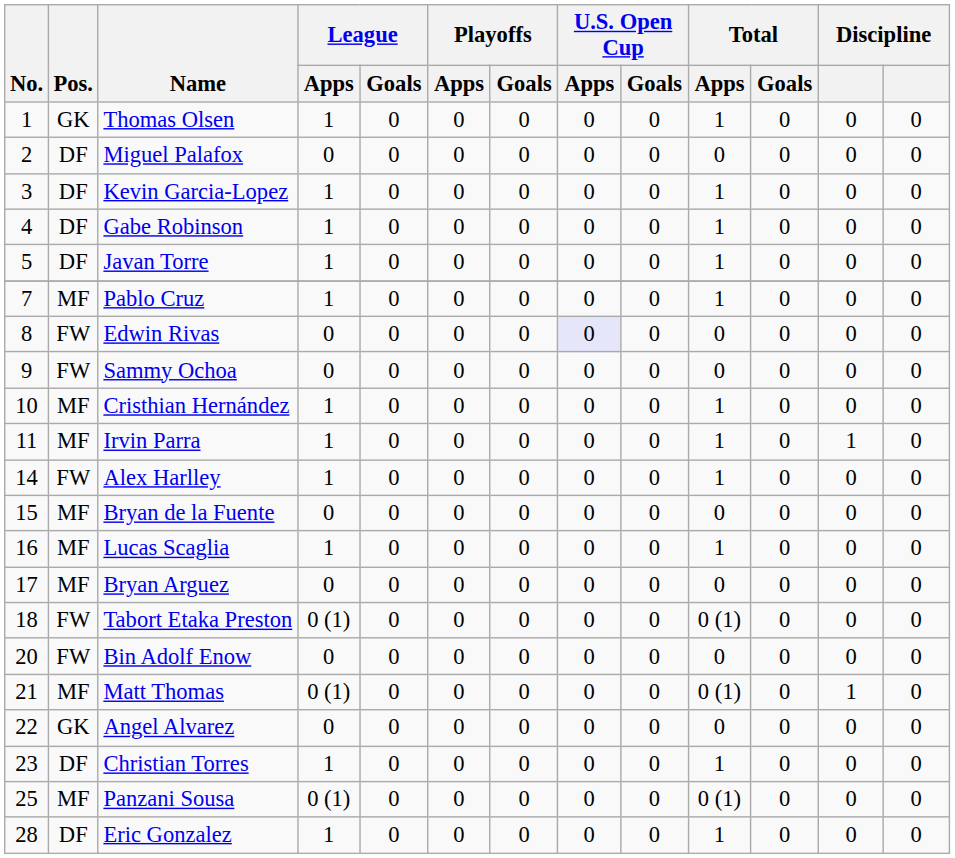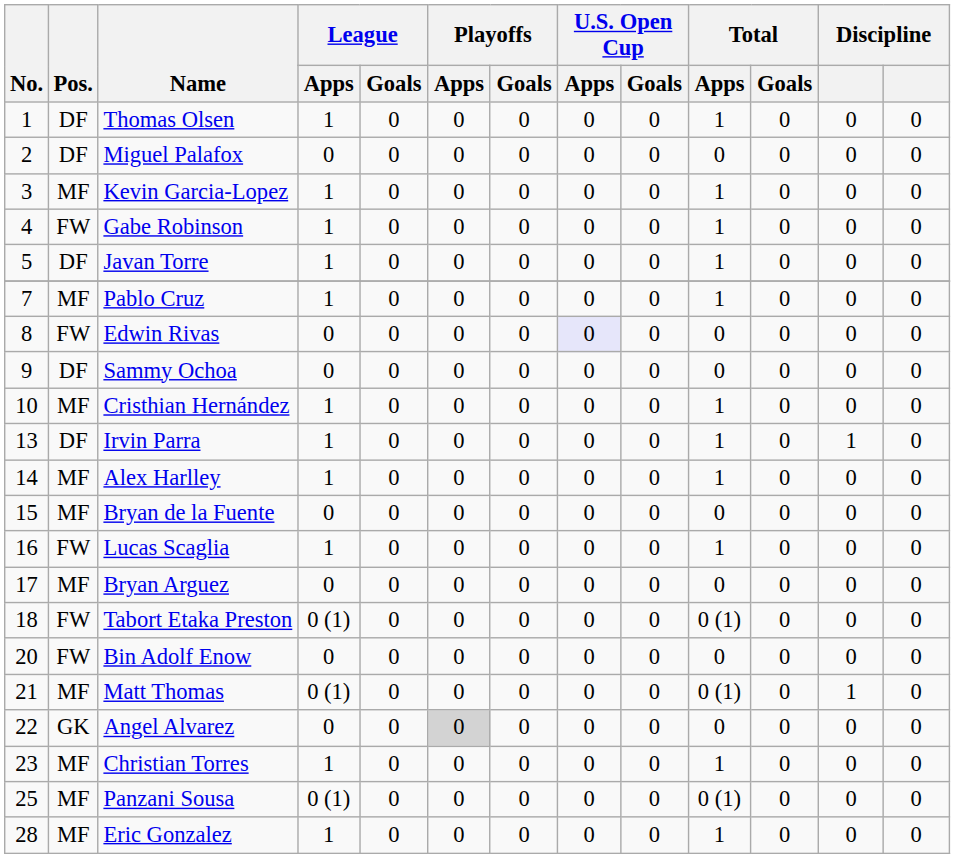(73, 119) GK -> (73, 119) DF
(73, 190) DF -> (73, 190) MF
(73, 226) DF -> (73, 226) FW
(73, 369) FW -> (73, 369) DF
(27, 441) 11 -> (27, 441) 13
(73, 441) MF -> (73, 441) DF
(73, 477) FW -> (73, 477) MF
(73, 548) MF -> (73, 548) FW
(459, 727) no background -> (459, 727) lightgrey background
(73, 763) DF -> (73, 763) MF
(73, 834) DF -> (73, 834) MF
